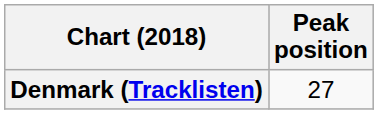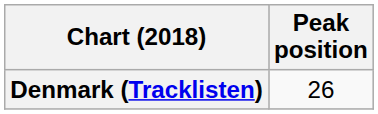(321, 89) 27 -> (321, 89) 26
